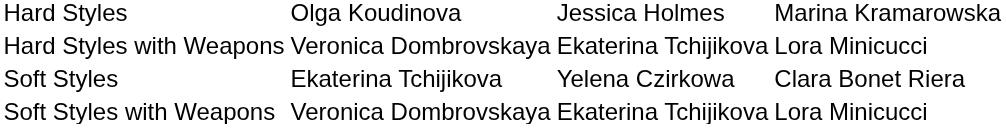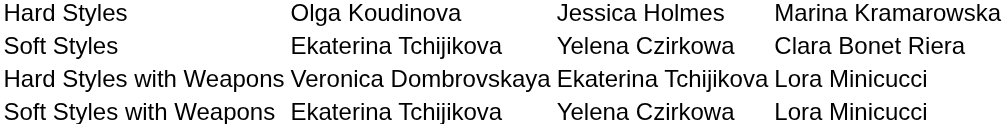rows swapped: (61, 78) <-> (144, 45)
(421, 111) Veronica Dombrovskaya -> (396, 111) Ekaterina Tchijikova
(662, 111) Ekaterina Tchijikova -> (646, 111) Yelena Czirkowa
